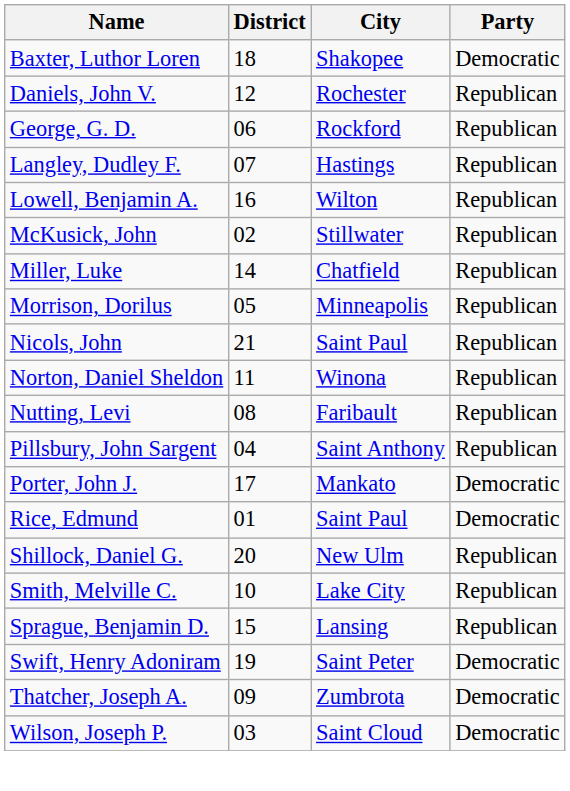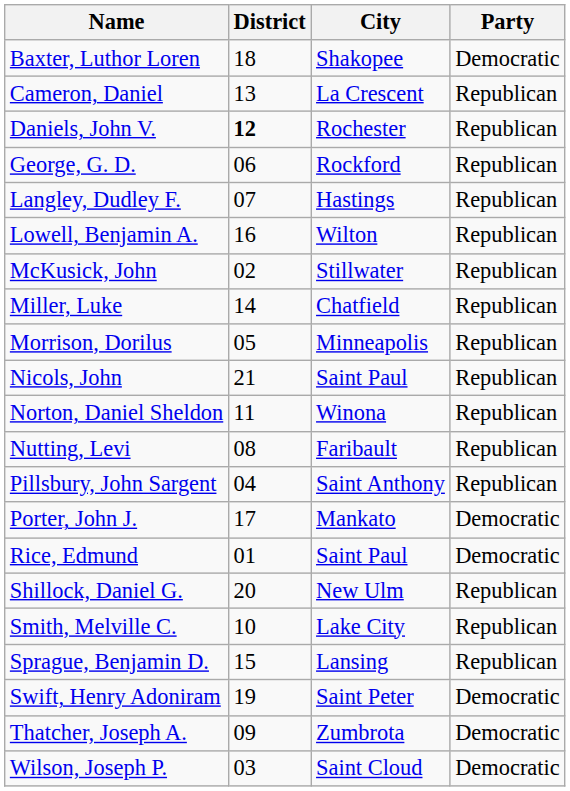+ row: (86, 93)
(245, 93) normal -> (245, 128) bold
